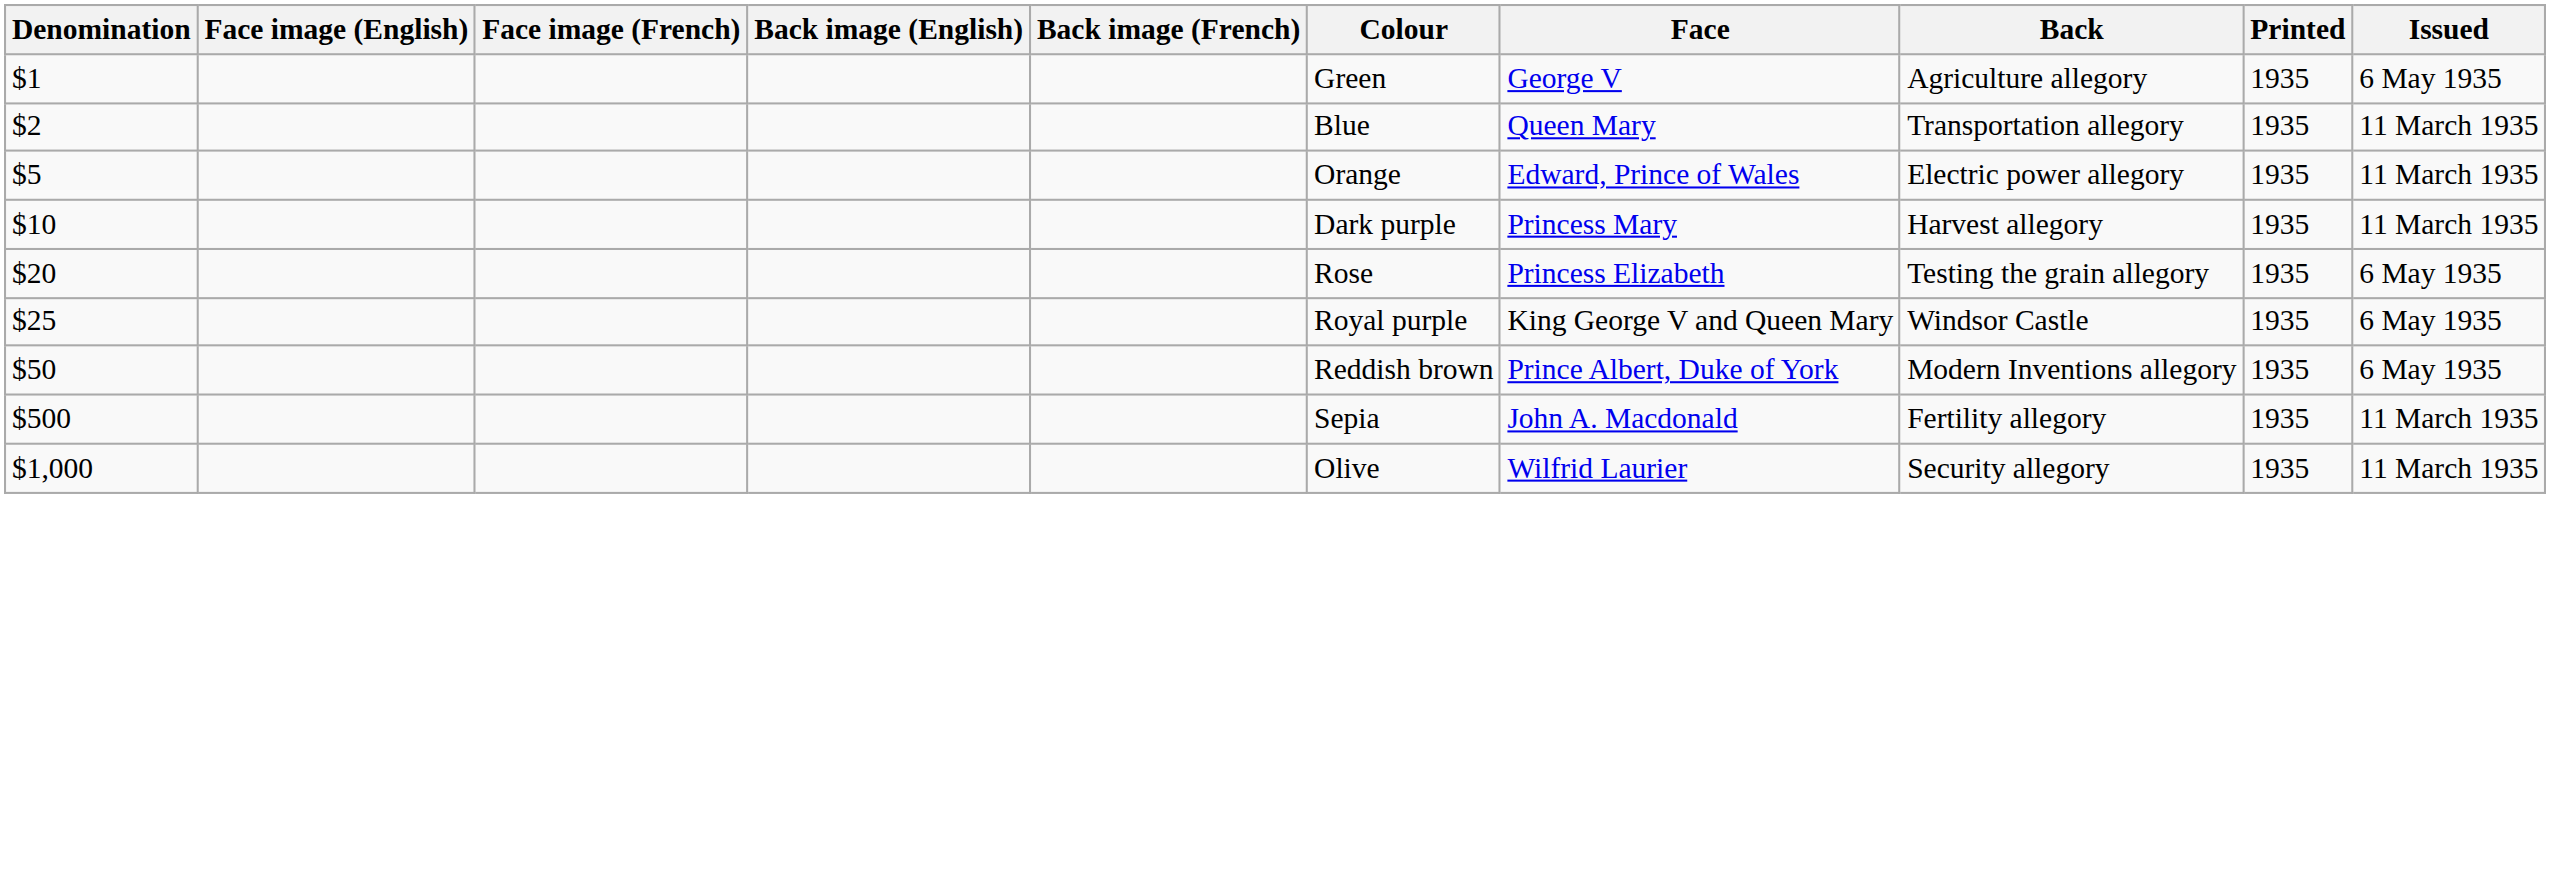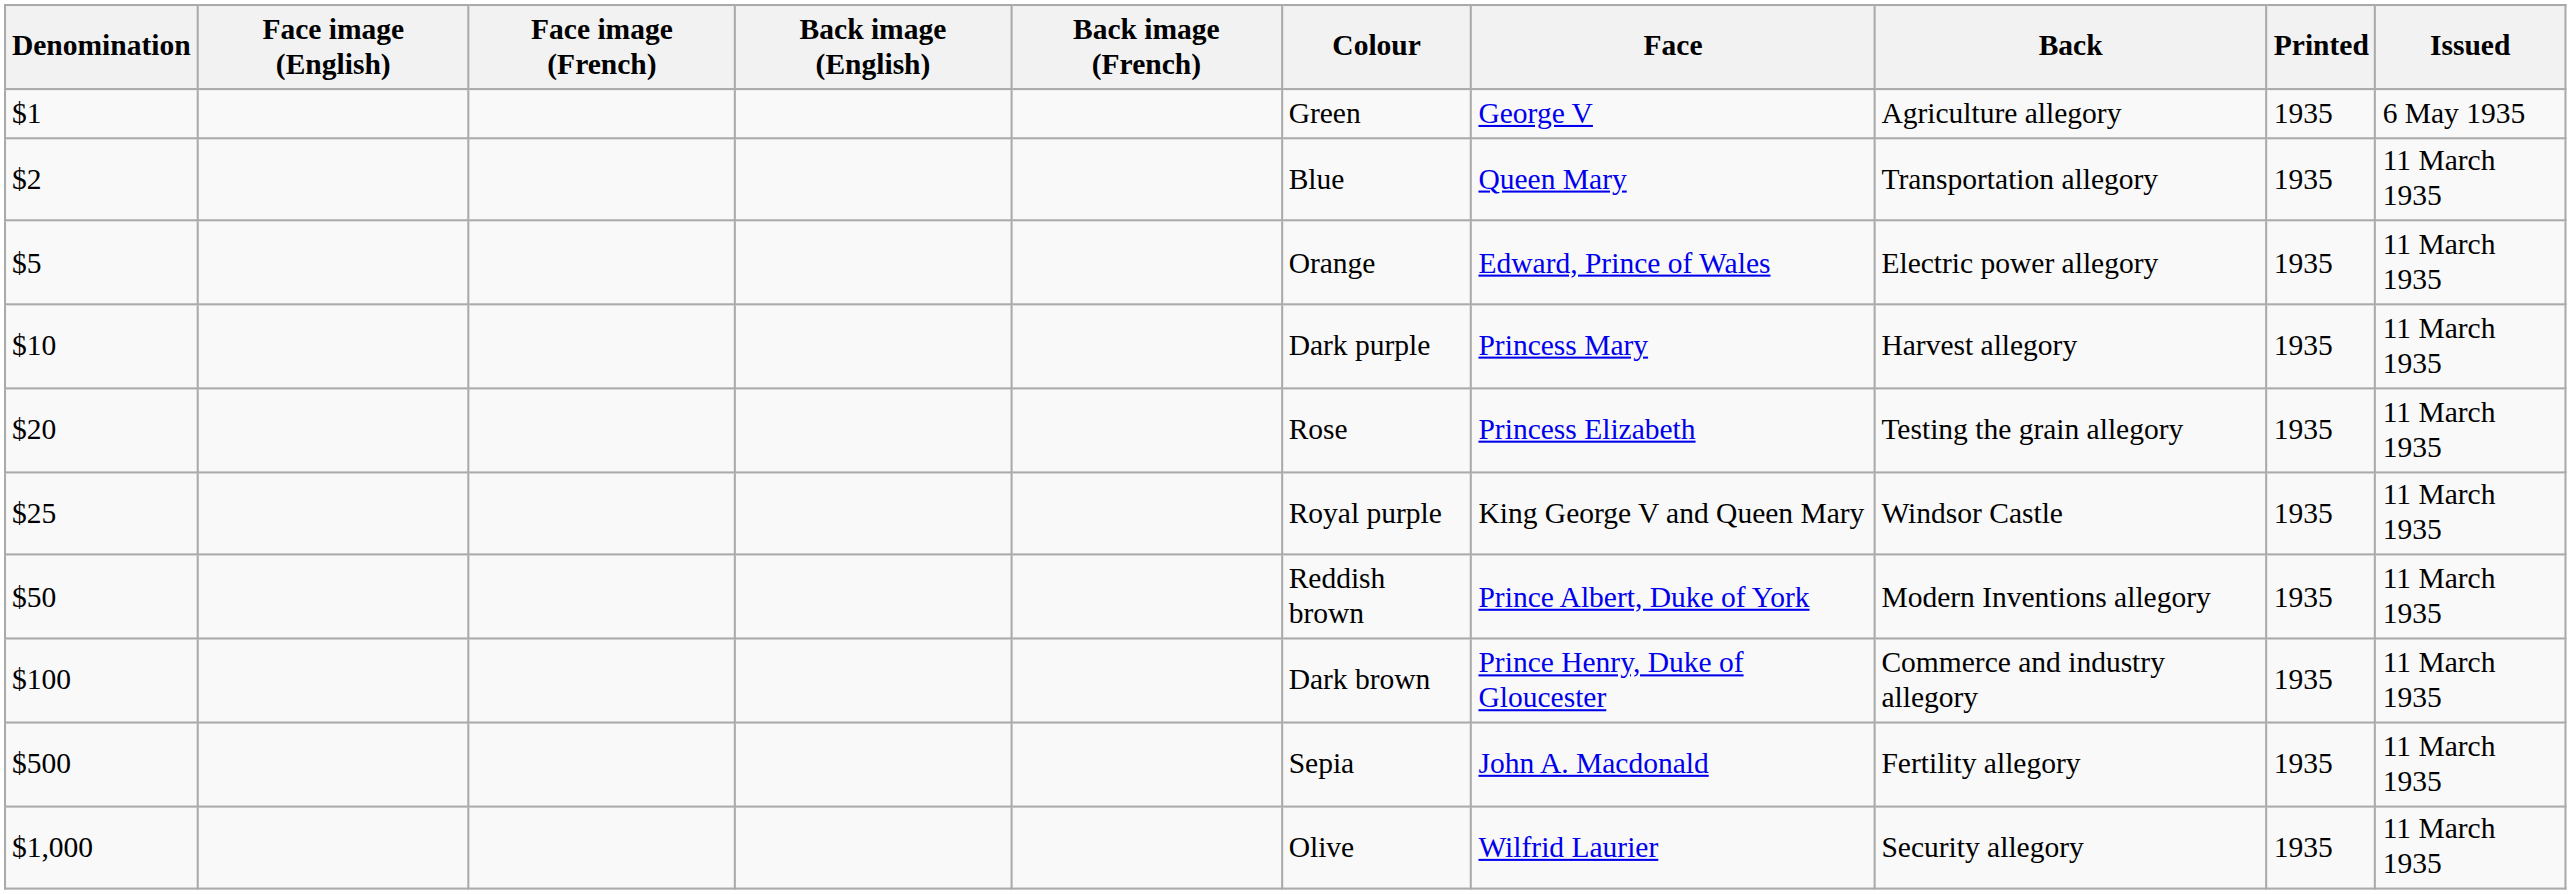(2431, 272) 6 May 1935 -> (2439, 429) 11 March 1935
(2431, 321) 6 May 1935 -> (2439, 513) 11 March 1935
(2431, 370) 6 May 1935 -> (2439, 596) 11 March 1935
+ row: (41, 680)
